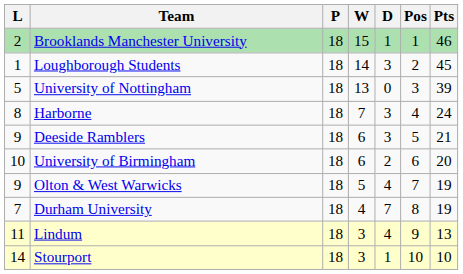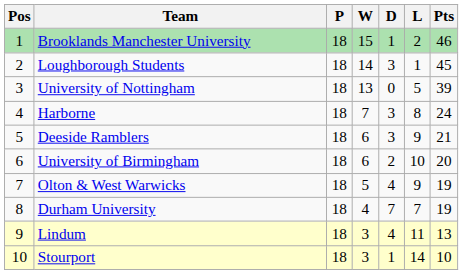columns swapped: (415, 16) <-> (17, 16)
